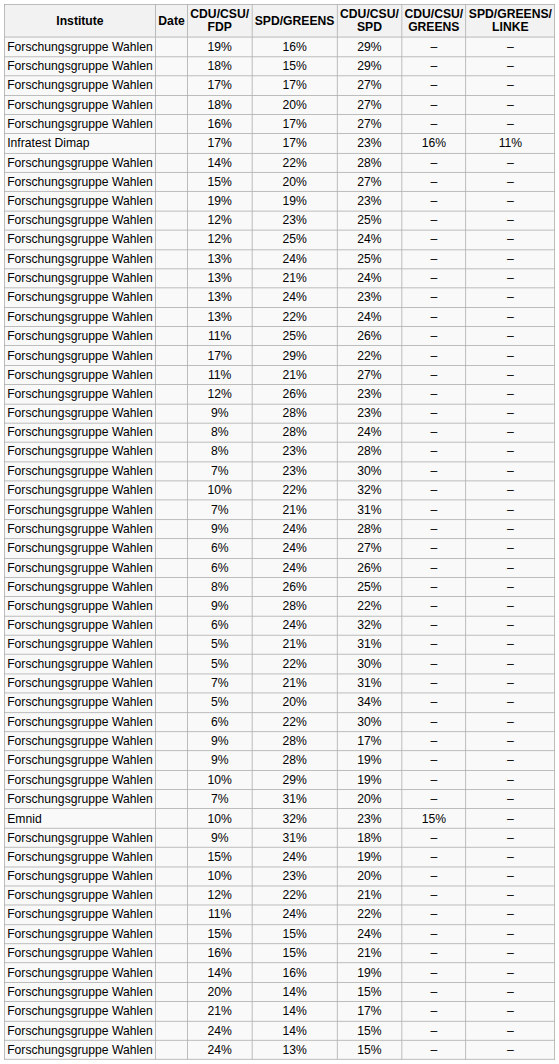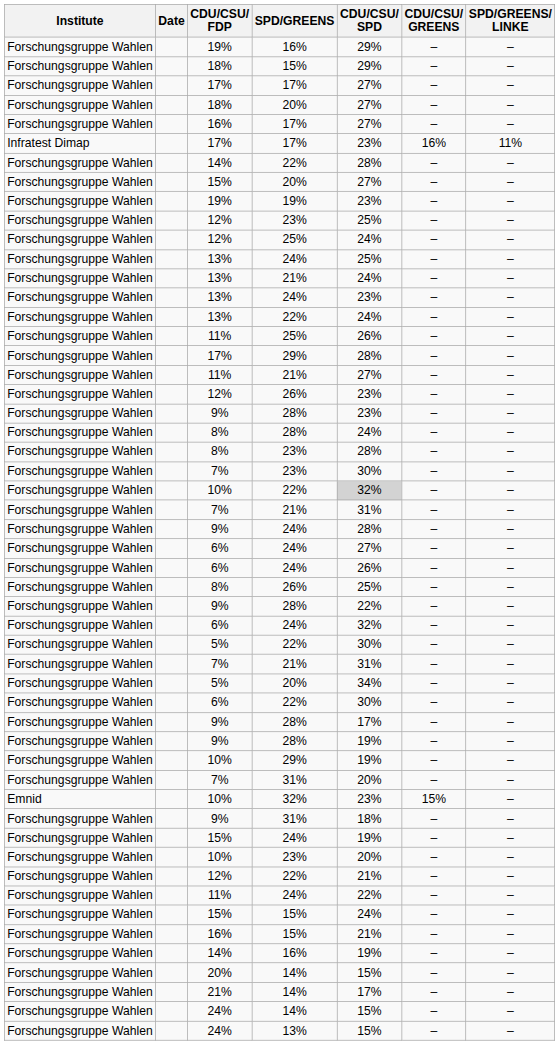(369, 355) 22% -> (369, 355) 28%
(369, 490) no background -> (369, 490) lightgrey background
- row: (220, 644)
